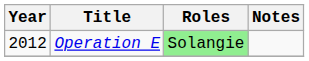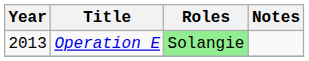(28, 44) 2012 -> (28, 44) 2013
